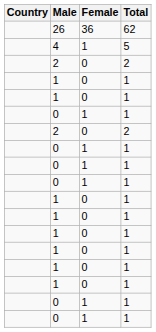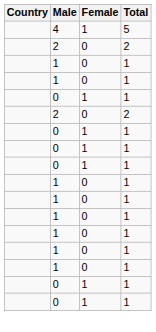- row: (59, 30)
